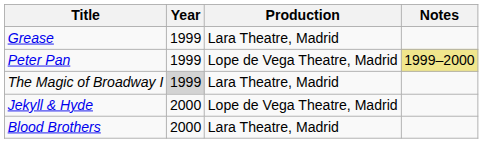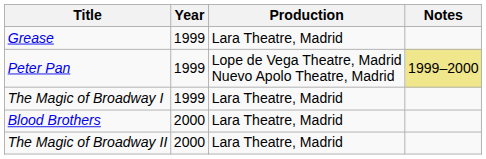(303, 60) Lope de Vega Theatre, Madrid -> (307, 68) Lope de Vega Theatre, Madrid Nuevo Apolo Theatre, Madrid
(186, 82) lightgrey background -> (189, 98) no background
- row: (50, 104)
+ row: (88, 143)
